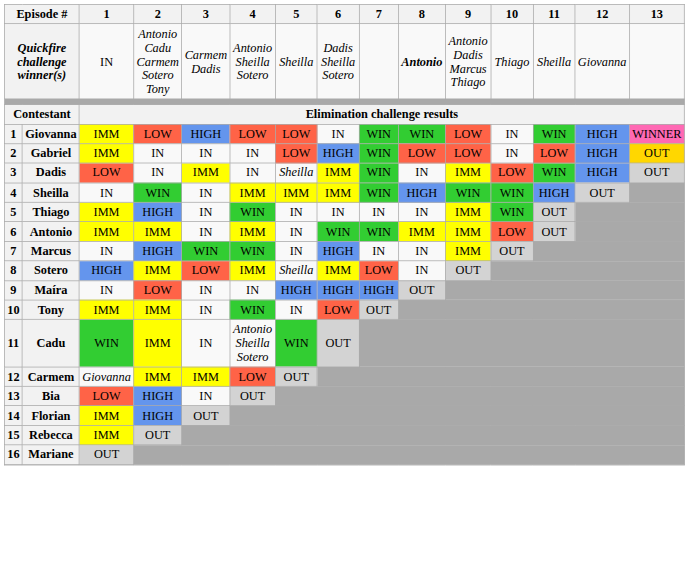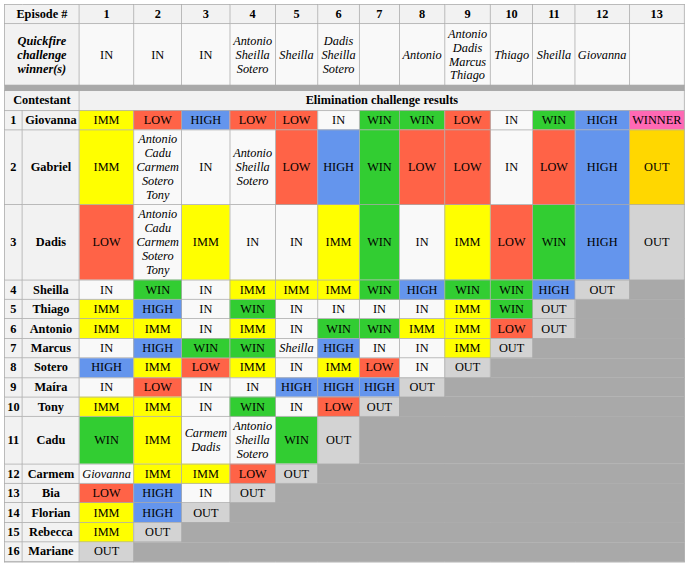(158, 61) Antonio Cadu Carmem Sotero Tony -> (158, 54) IN
(206, 61) Carmem Dadis -> (206, 54) IN
(422, 61) bold -> (422, 54) normal
(158, 153) IN -> (158, 167) Antonio Cadu Carmem Sotero Tony
(253, 153) IN -> (253, 167) Antonio Sheilla Sotero
(158, 173) IN -> (158, 242) Antonio Cadu Carmem Sotero Tony
(296, 173) Sheilla -> (296, 242) IN
(296, 251) IN -> (296, 348) Sheilla
(296, 270) Sheilla -> (296, 367) IN
(206, 343) IN -> (206, 440) Carmem Dadis
